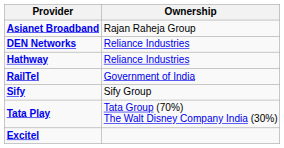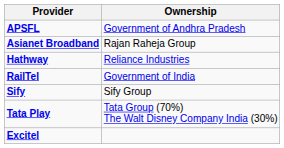+ row: (23, 28)
- row: (41, 44)
